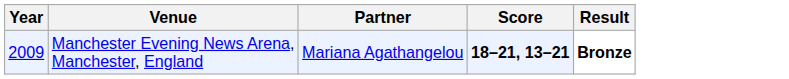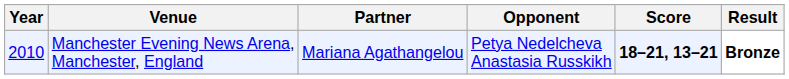+ column: (541, 18)
(26, 52) 2009 -> (26, 52) 2010
